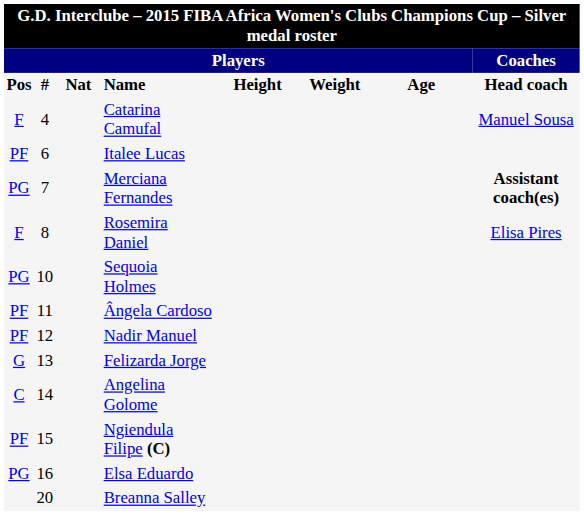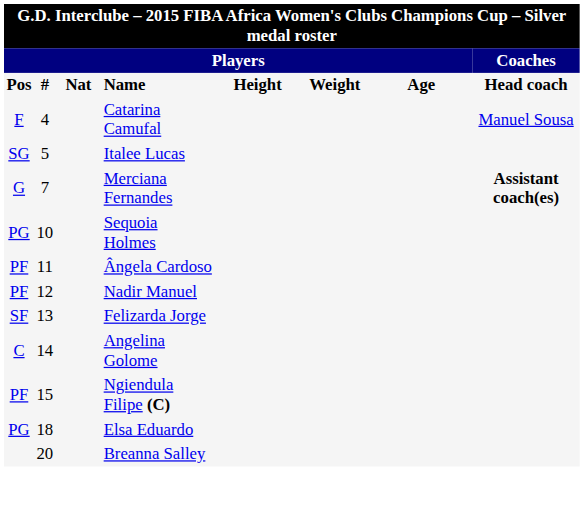(19, 153) PF -> (19, 153) SG
(45, 153) 6 -> (45, 153) 5
(19, 188) PG -> (19, 188) G
- row: (136, 232)
(19, 360) G -> (19, 316) SF
(45, 473) 16 -> (45, 429) 18
